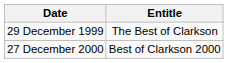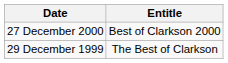rows swapped: (55, 31) <-> (55, 49)
